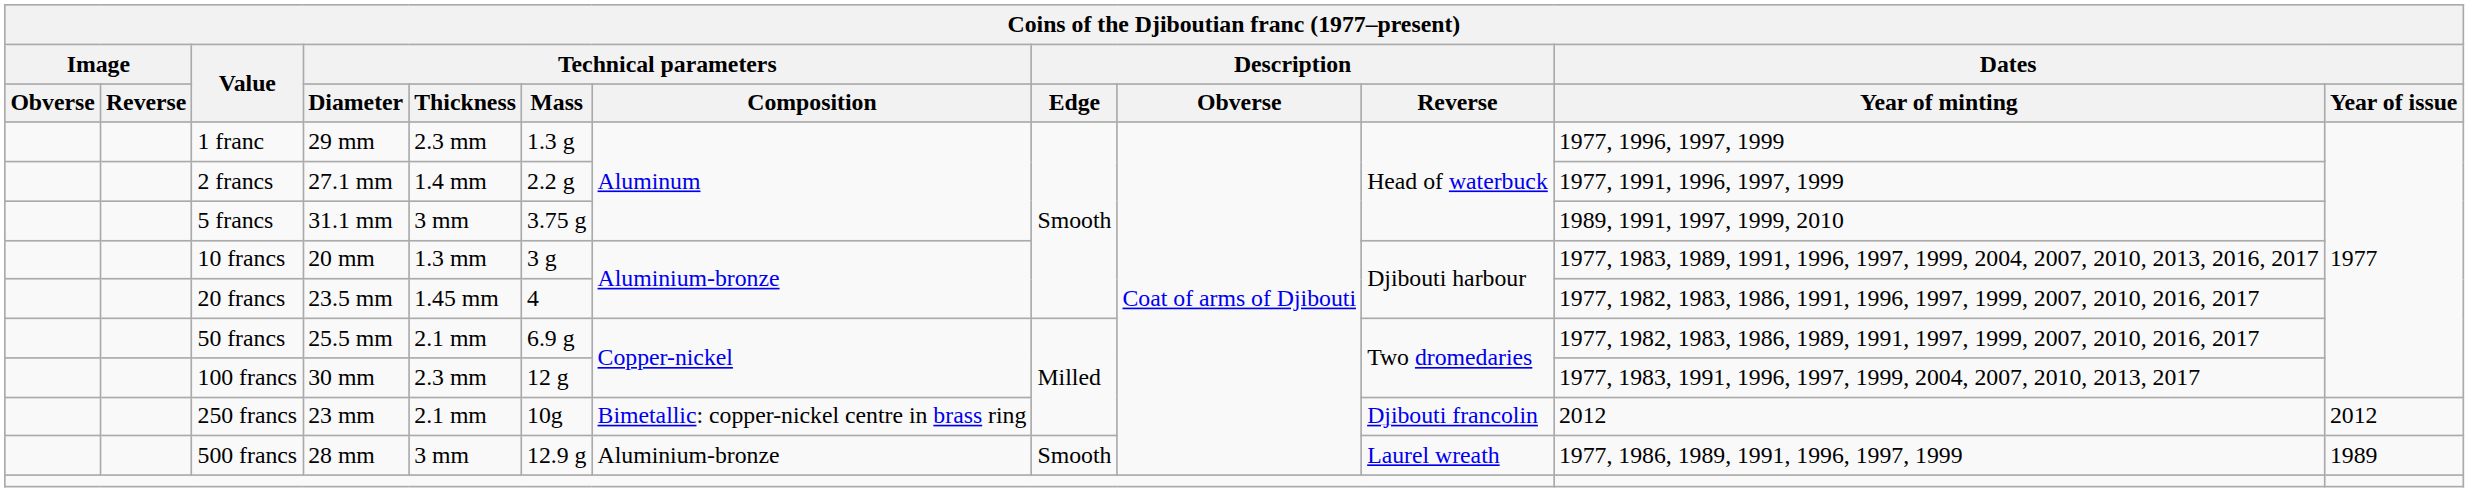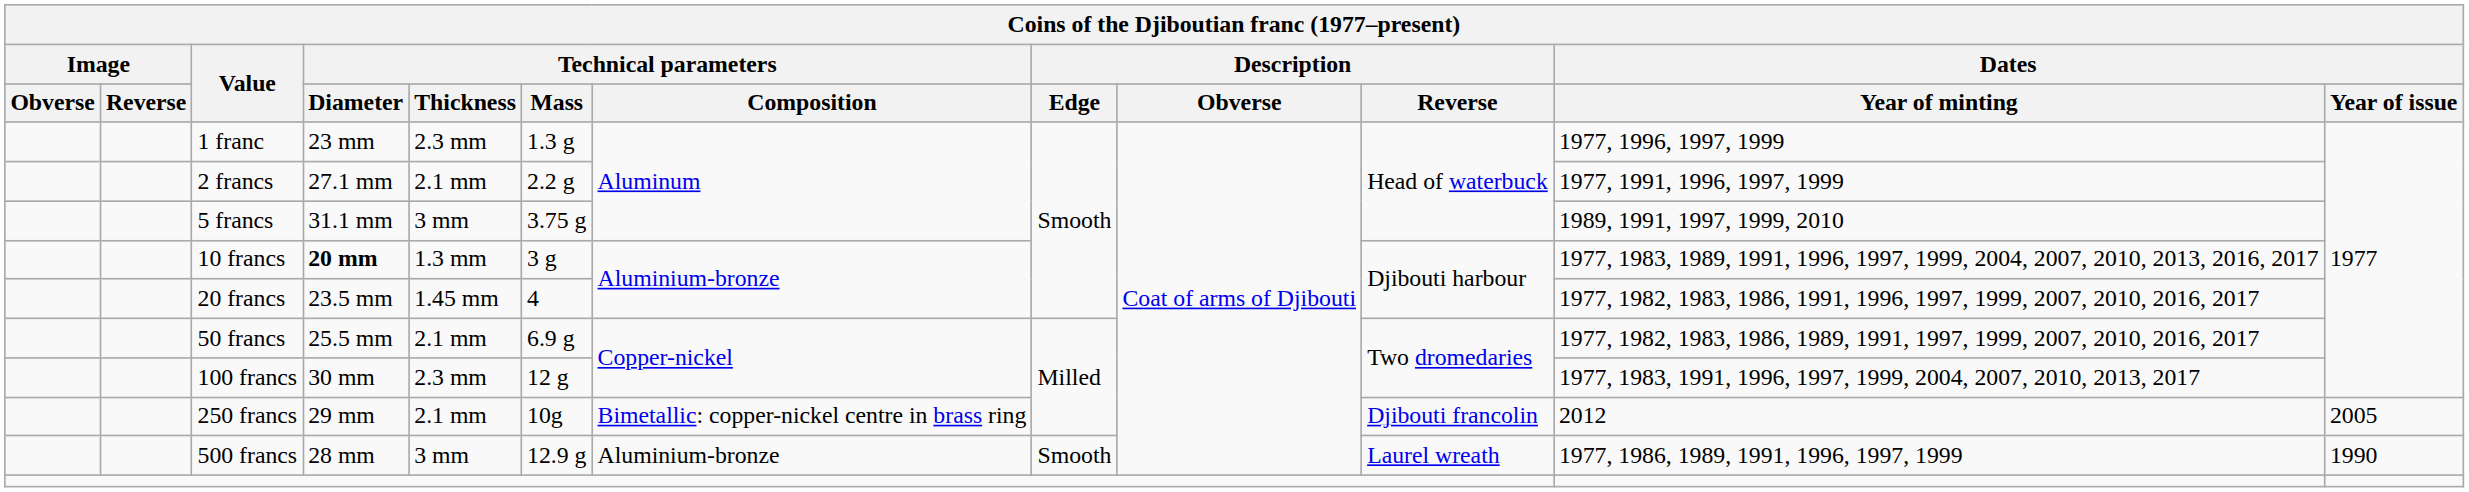(342, 142) 29 mm -> (342, 142) 23 mm
(451, 181) 1.4 mm -> (451, 181) 2.1 mm
(342, 259) normal -> (343, 259) bold
(342, 416) 23 mm -> (342, 416) 29 mm
(2354, 416) 2012 -> (2354, 416) 2005
(2354, 455) 1989 -> (2354, 455) 1990
